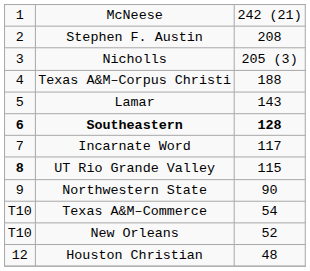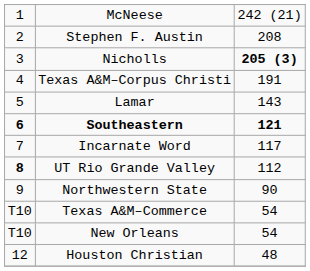(270, 59) normal -> (270, 59) bold
(270, 81) 188 -> (270, 81) 191
(270, 125) 128 -> (270, 125) 121
(270, 168) 115 -> (270, 168) 112
(270, 234) 52 -> (270, 234) 54
